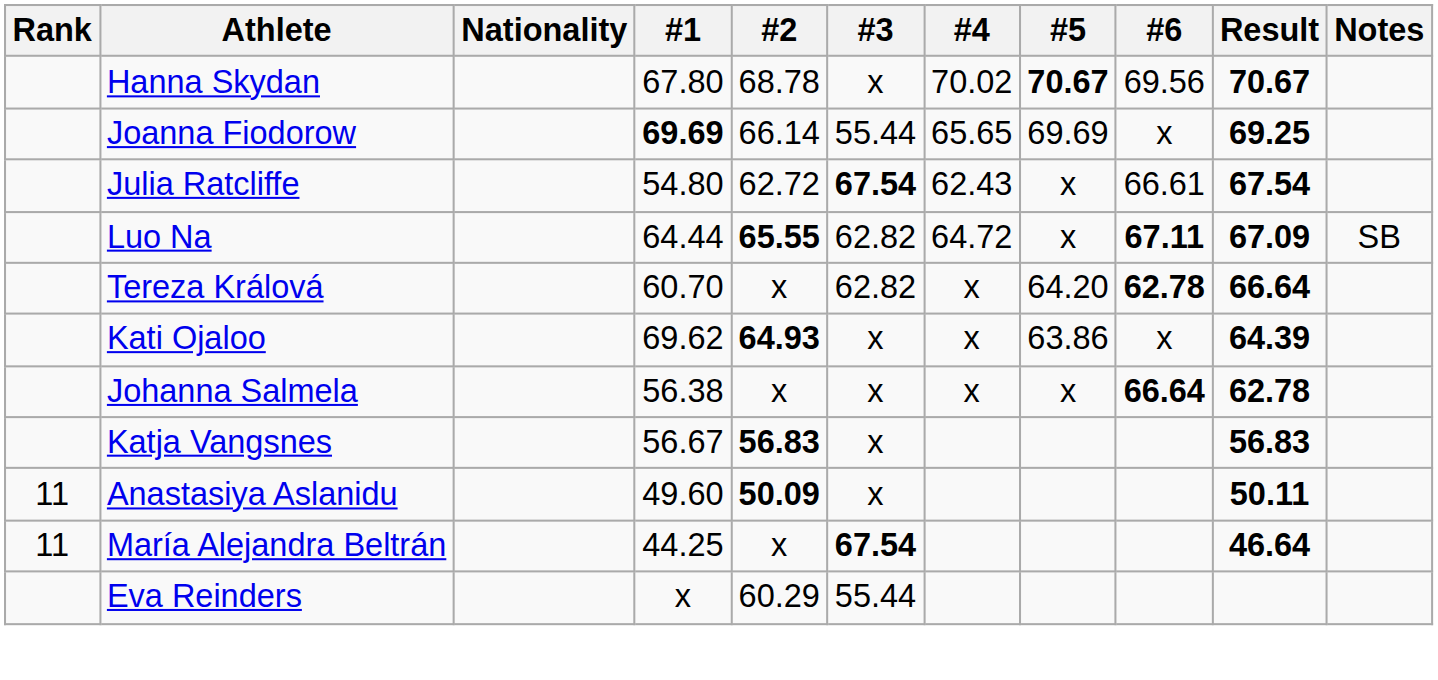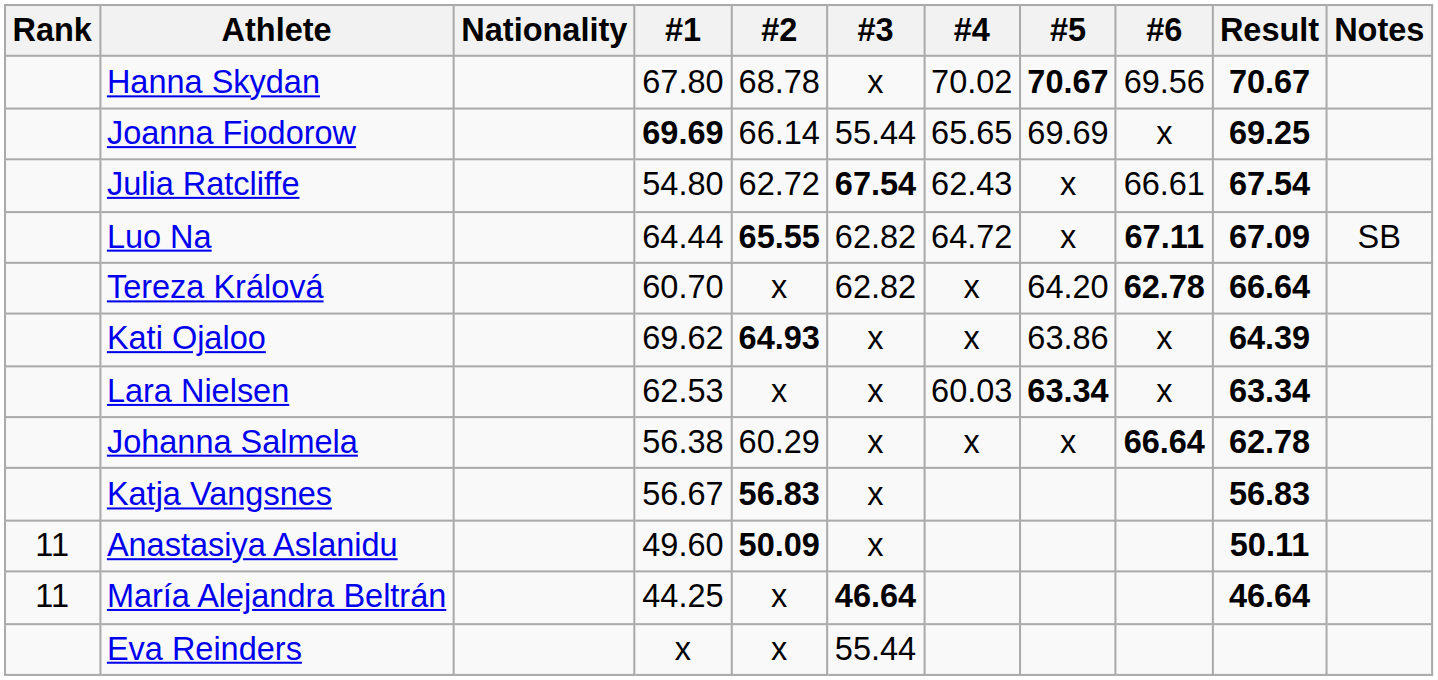+ row: (198, 390)
(779, 390) x -> (779, 442) 60.29
(875, 545) 67.54 -> (875, 596) 46.64
(779, 596) 60.29 -> (779, 648) x
